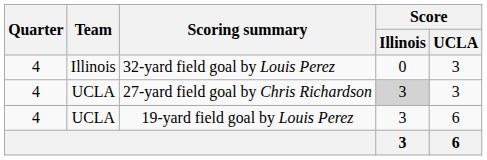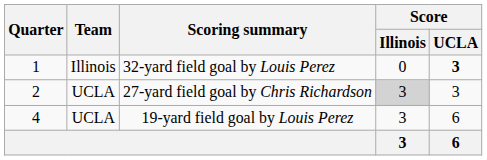(36, 67) 4 -> (36, 67) 1
(456, 67) normal -> (456, 67) bold
(36, 92) 4 -> (36, 92) 2
